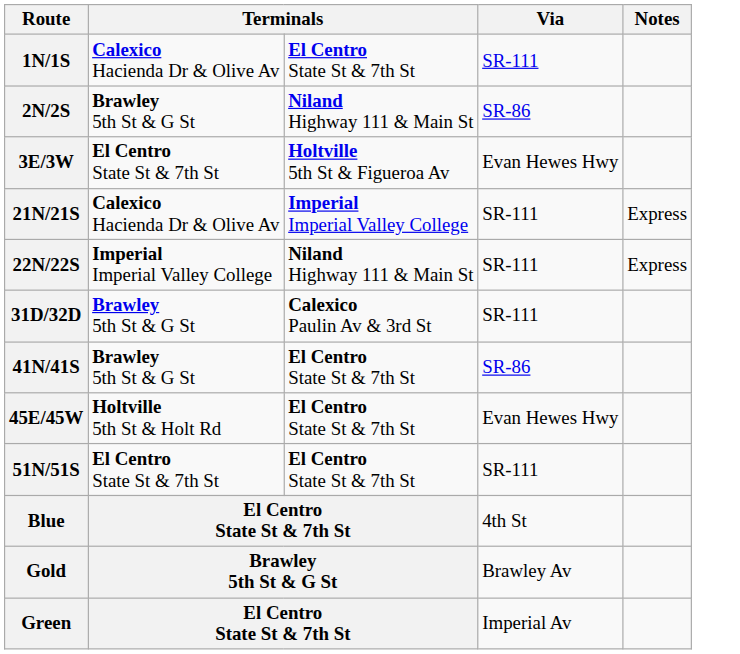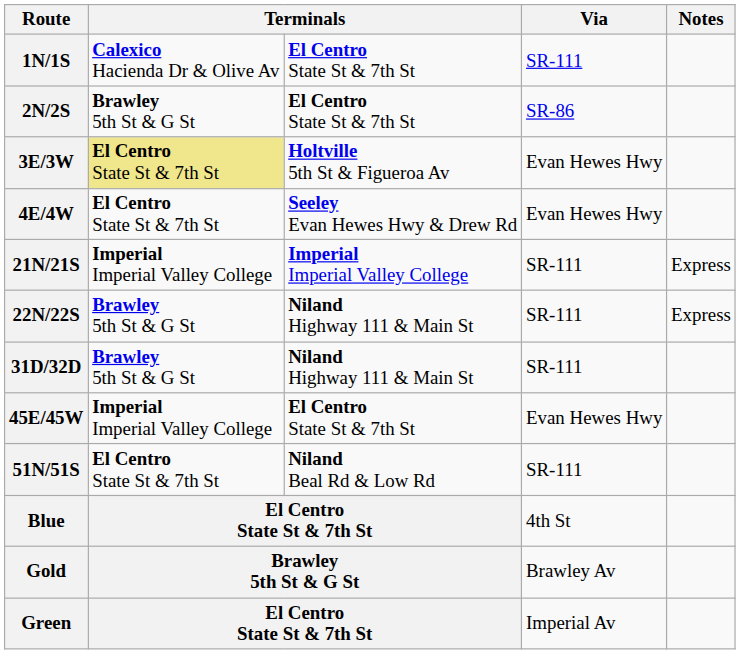(381, 111) Niland Highway 111 & Main St -> (352, 111) El Centro State St & 7th St
(156, 162) no background -> (156, 162) khaki background
+ row: (46, 213)
(186, 213) Calexico Hacienda Dr & Olive Av -> (182, 264) Imperial Imperial Valley College
(182, 264) Imperial Imperial Valley College -> (144, 315) Brawley 5th St & G St
(360, 315) Calexico Paulin Av & 3rd St -> (381, 367) Niland Highway 111 & Main St
- row: (46, 367)
(157, 418) Holtville 5th St & Holt Rd -> (182, 418) Imperial Imperial Valley College
(352, 469) El Centro State St & 7th St -> (362, 469) Niland Beal Rd & Low Rd
